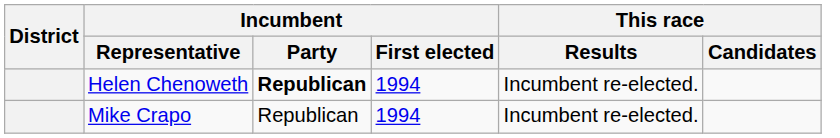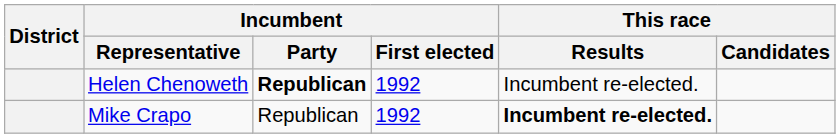(398, 84) 1994 -> (398, 84) 1992
(398, 116) 1994 -> (398, 116) 1992
(601, 116) normal -> (608, 116) bold
